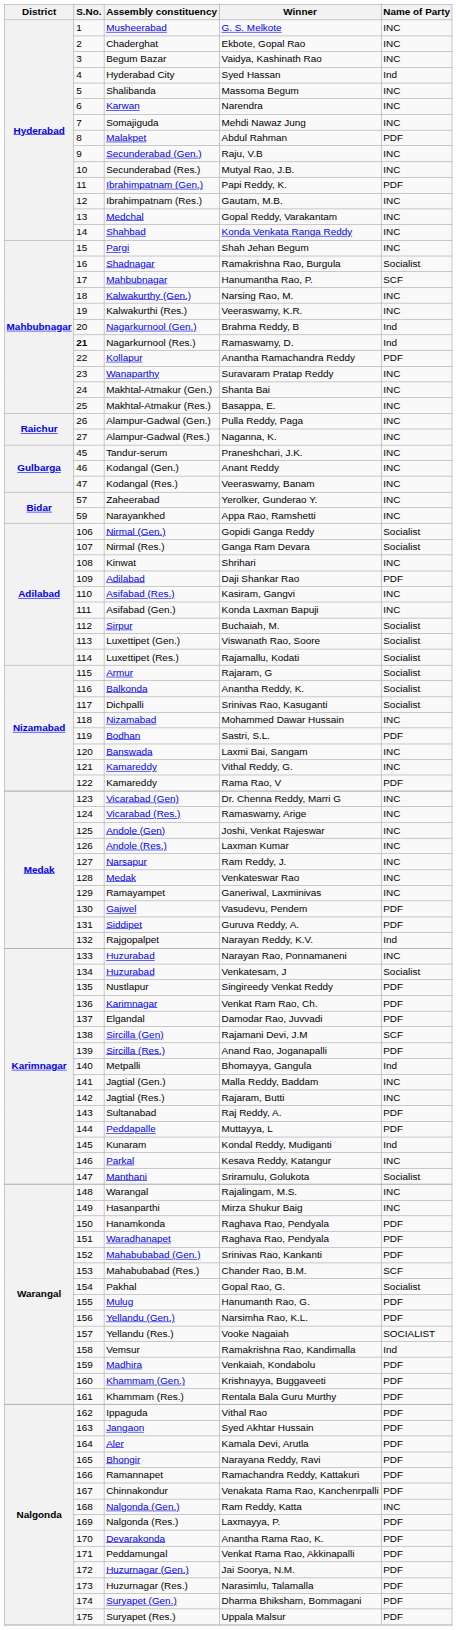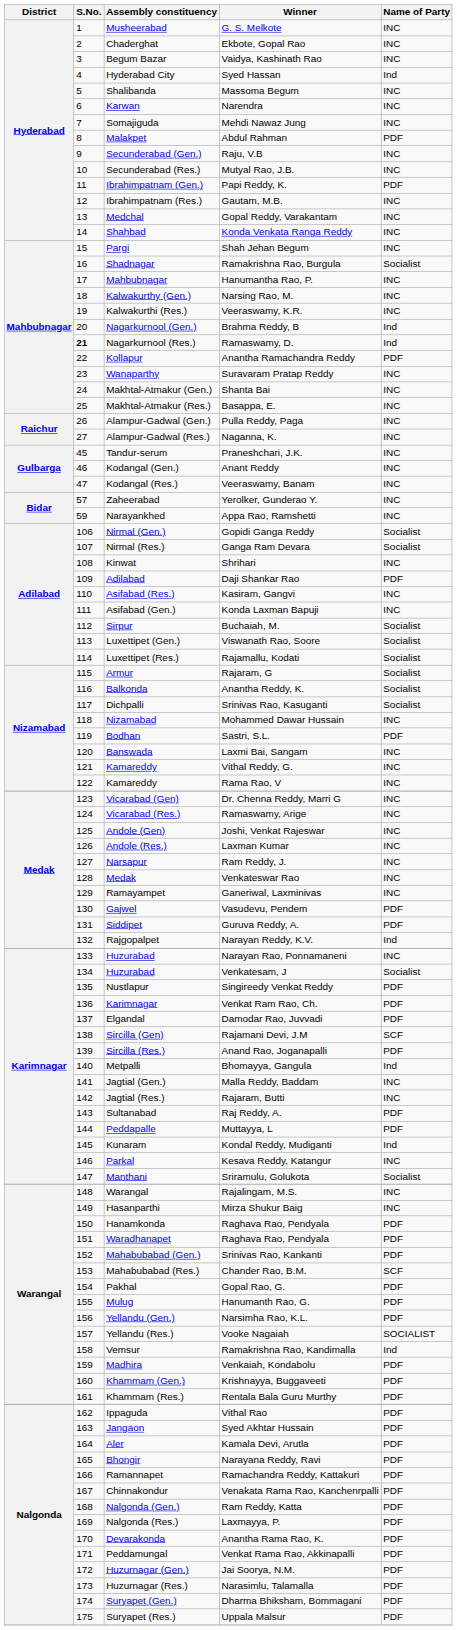(393, 279) SCF -> (392, 279) INC
(393, 783) PDF -> (392, 783) INC
(402, 1286) Socialist -> (393, 1286) PDF
(392, 1506) INC -> (393, 1506) PDF
